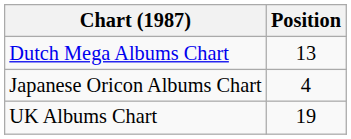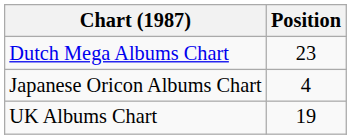(306, 52) 13 -> (306, 52) 23
